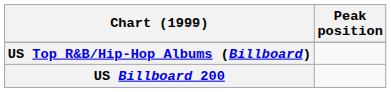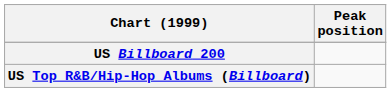rows swapped: (159, 76) <-> (159, 54)
